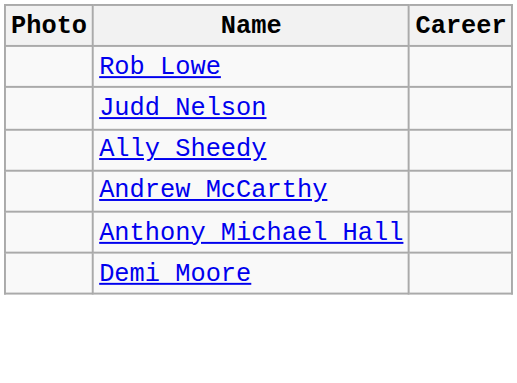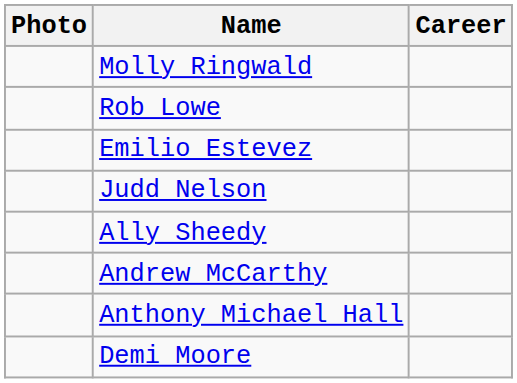+ row: (206, 67)
+ row: (206, 150)
